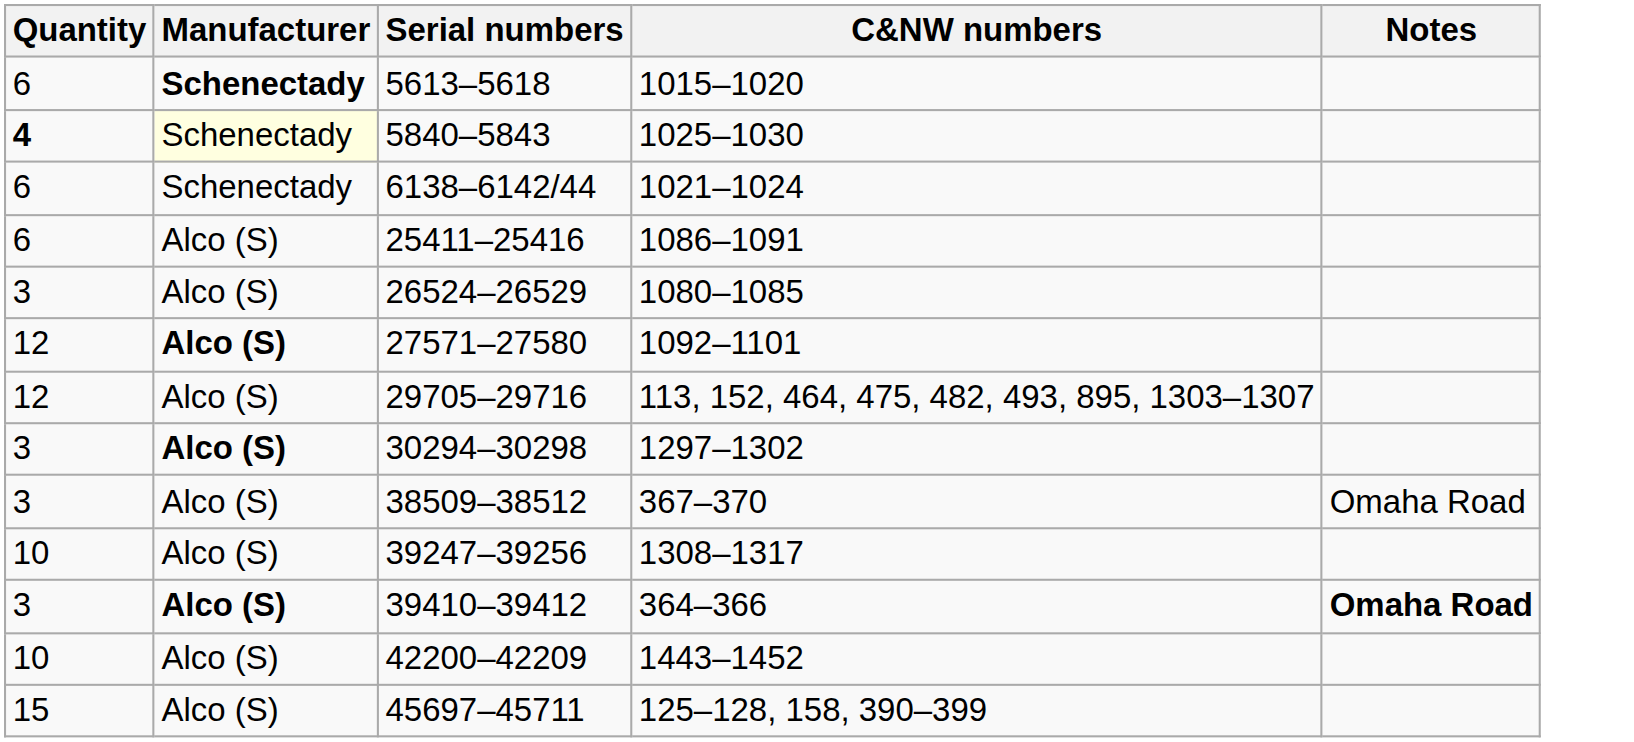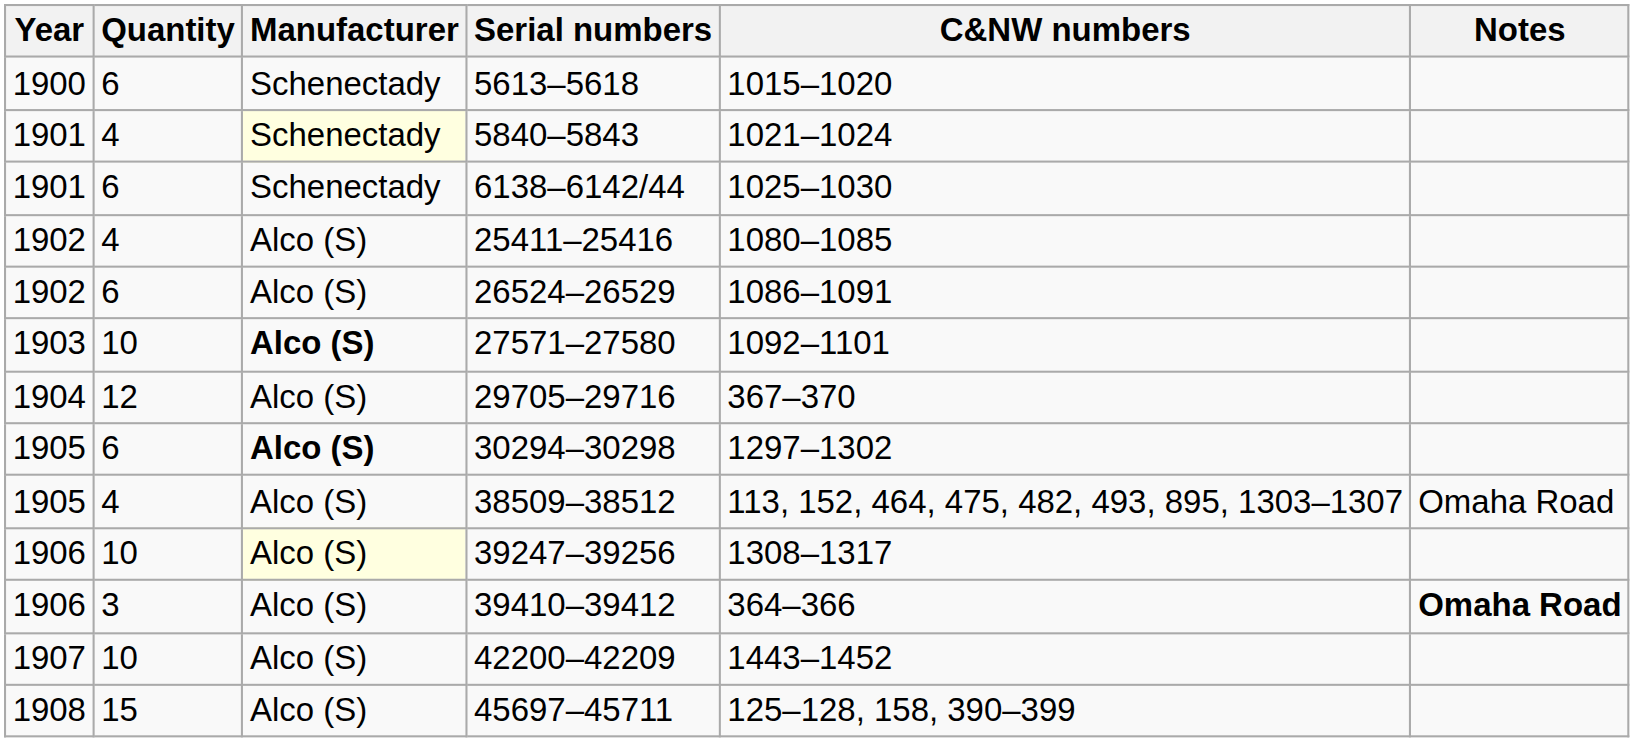+ column: (49, 30)
(263, 82) bold -> (345, 82) normal
(22, 135) bold -> (110, 135) normal
(721, 135) 1025–1030 -> (810, 135) 1021–1024
(721, 187) 1021–1024 -> (810, 187) 1025–1030
(22, 239) 6 -> (110, 239) 4
(721, 239) 1086–1091 -> (810, 239) 1080–1085
(22, 291) 3 -> (110, 291) 6
(721, 291) 1080–1085 -> (810, 291) 1086–1091
(31, 344) 12 -> (119, 344) 10
(977, 396) 113, 152, 464, 475, 482, 493, 895, 1303–1307 -> (792, 396) 367–370
(22, 448) 3 -> (110, 448) 6
(22, 501) 3 -> (110, 501) 4
(703, 501) 367–370 -> (1065, 501) 113, 152, 464, 475, 482, 493, 895, 1303–1307
(220, 553) no background -> (309, 553) lightyellow background
(224, 605) bold -> (309, 605) normal
